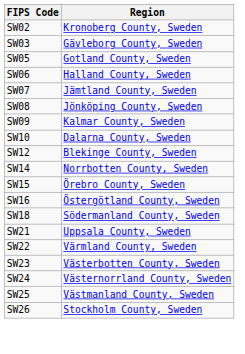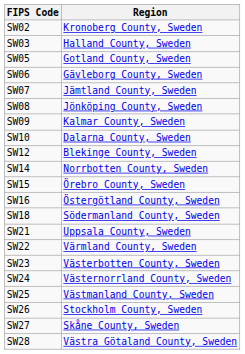(133, 44) Gävleborg County, Sweden -> (127, 44) Halland County, Sweden
(127, 75) Halland County, Sweden -> (133, 75) Gävleborg County, Sweden
+ row: (18, 326)
+ row: (18, 341)
